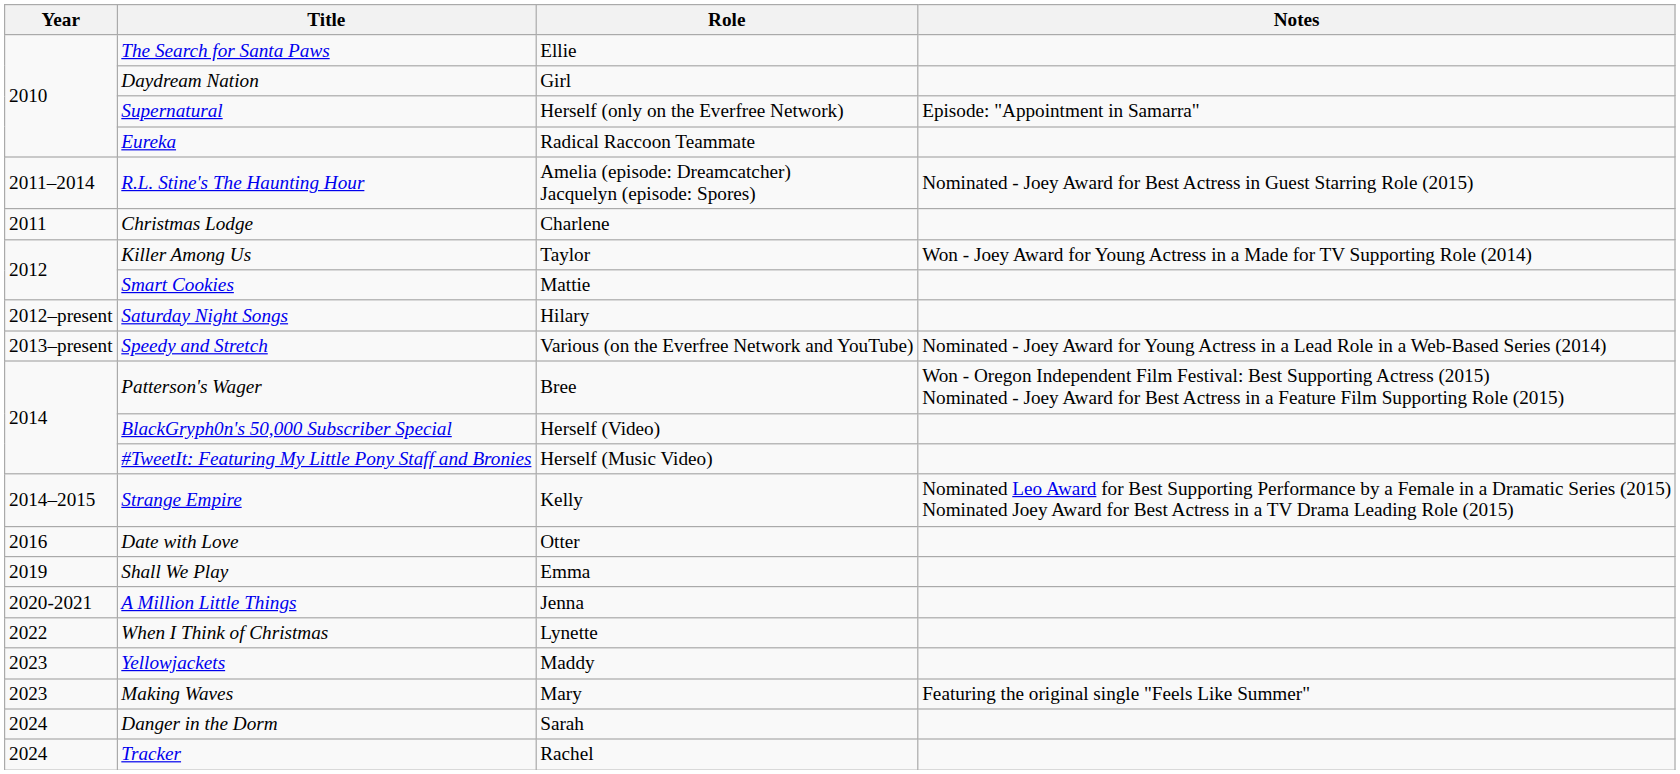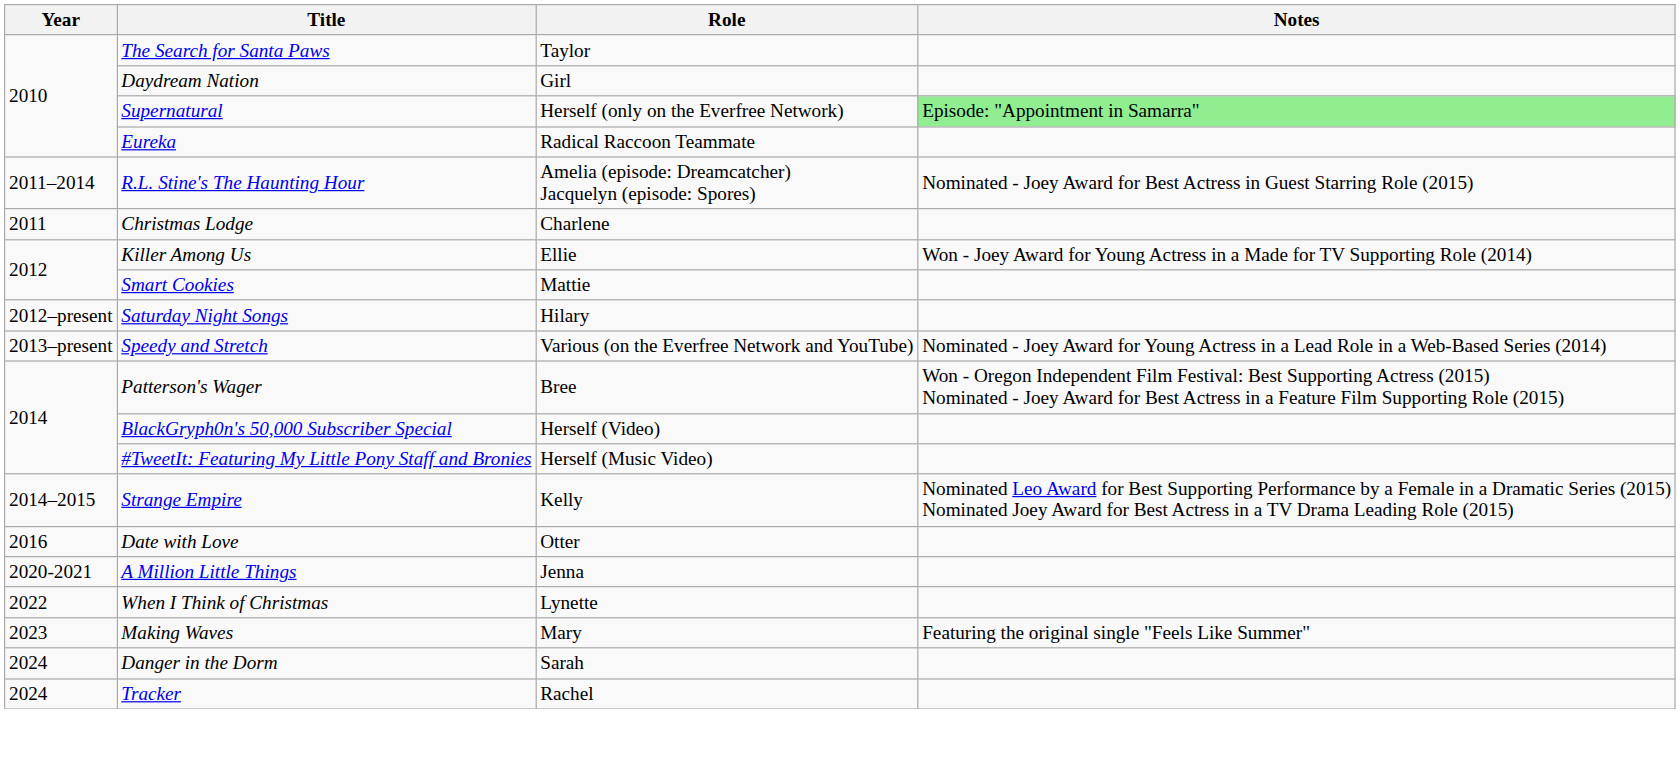(558, 50) Ellie -> (565, 50) Taylor
(1061, 111) no background -> (1061, 111) lightgreen background
(565, 254) Taylor -> (558, 254) Ellie
- row: (175, 571)
- row: (173, 663)
